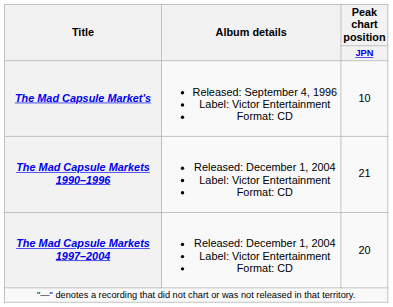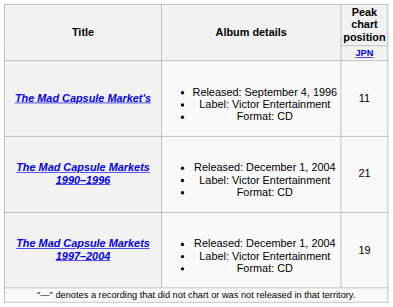(364, 98) 10 -> (364, 98) 11
(364, 250) 20 -> (364, 250) 19
